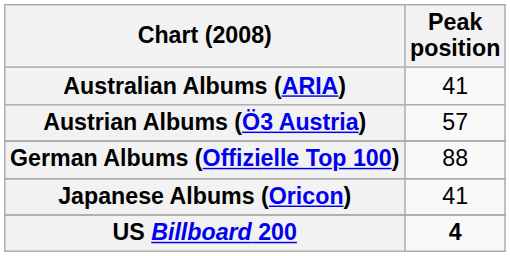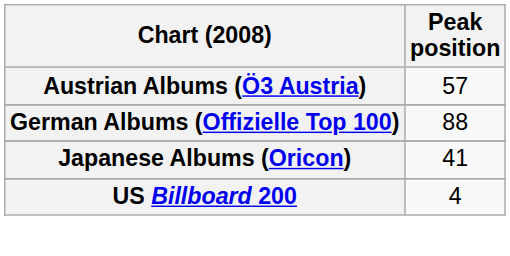- row: (205, 85)
(455, 232) bold -> (455, 196) normal
